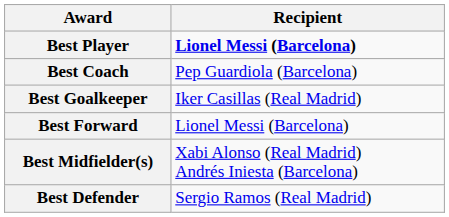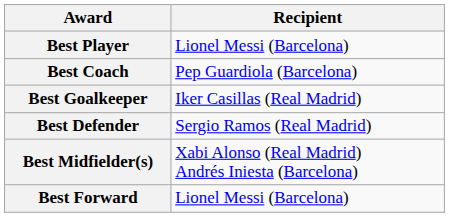(266, 44) bold -> (262, 44) normal
rows swapped: (88, 198) <-> (88, 125)
